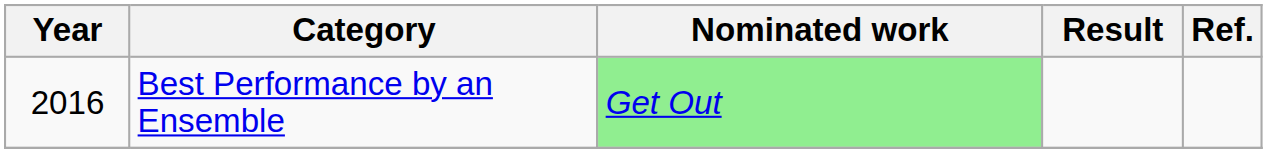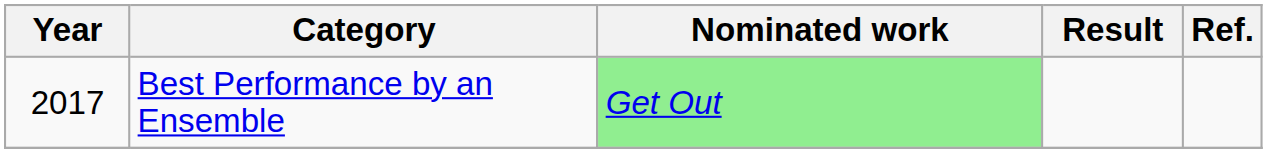(67, 101) 2016 -> (67, 101) 2017
